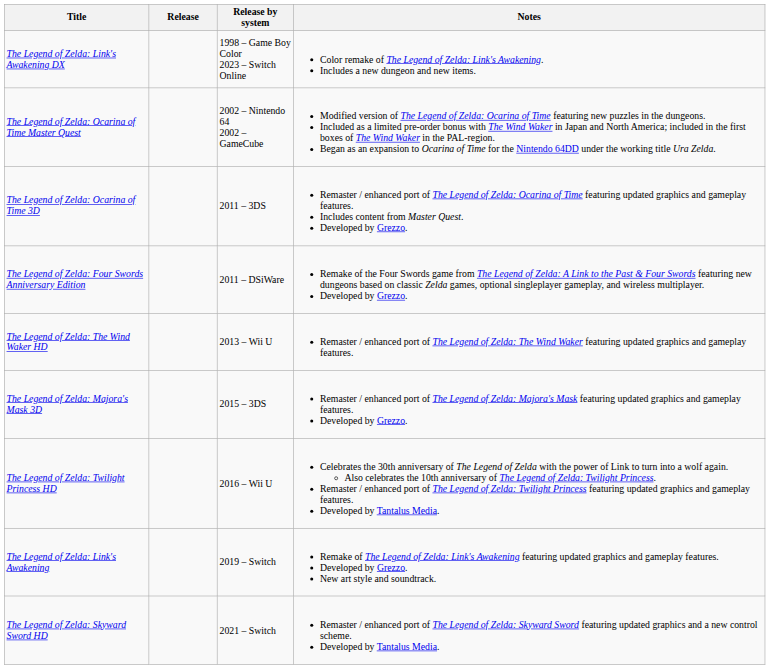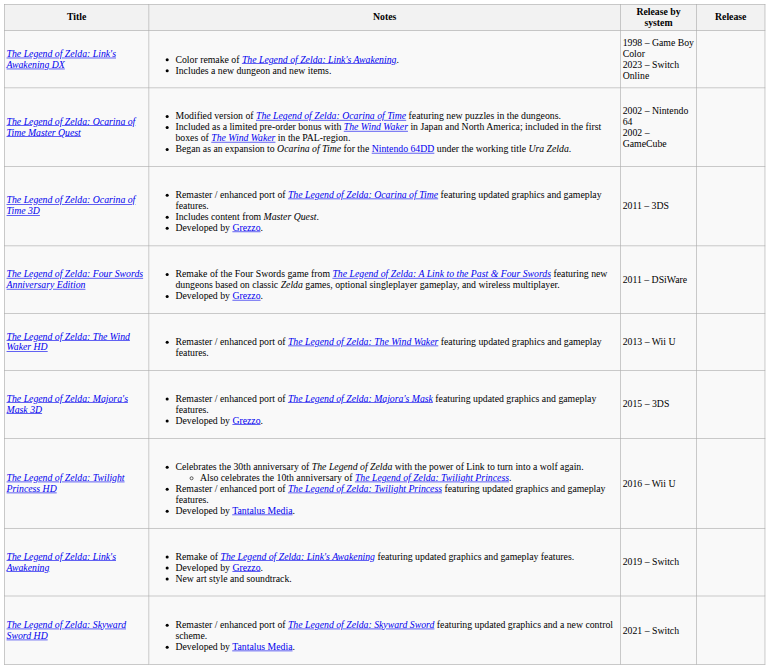columns swapped: (183, 17) <-> (529, 17)
